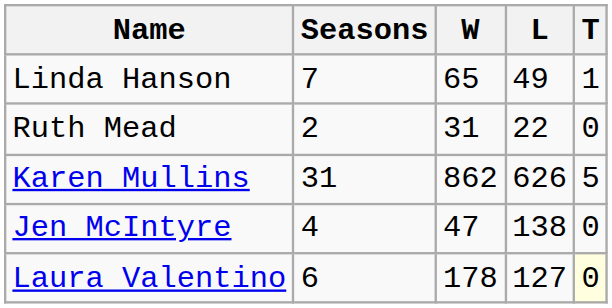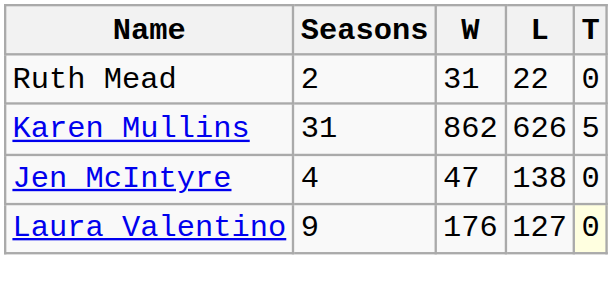- row: (122, 80)
(310, 278) 6 -> (310, 228) 9
(470, 278) 178 -> (470, 228) 176
